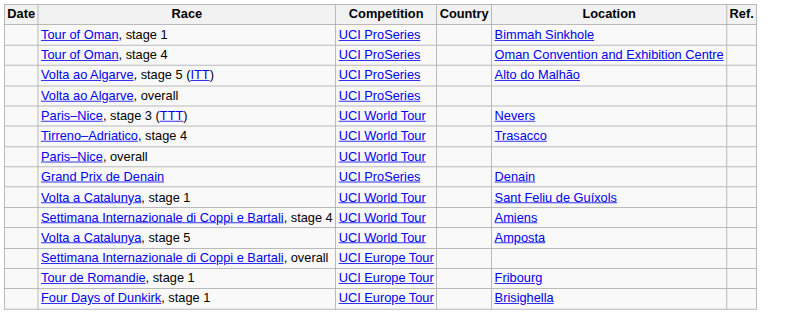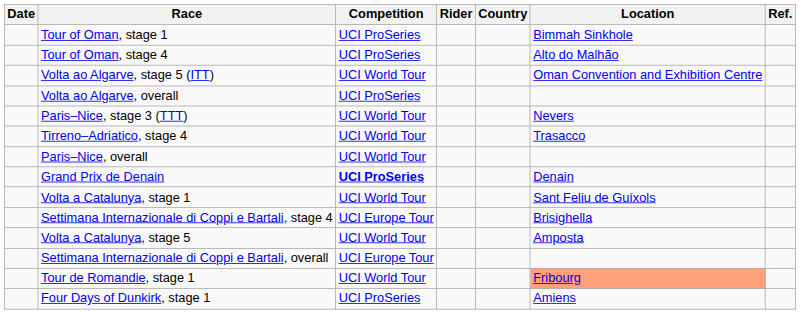+ column: (456, 14)
(609, 55) Oman Convention and Exhibition Centre -> (576, 55) Alto do Malhão
(380, 75) UCI ProSeries -> (382, 75) UCI World Tour
(537, 75) Alto do Malhão -> (648, 75) Oman Convention and Exhibition Centre
(380, 177) normal -> (381, 177) bold
(382, 217) UCI World Tour -> (386, 217) UCI Europe Tour
(516, 217) Amiens -> (563, 217) Brisighella
(386, 278) UCI Europe Tour -> (382, 278) UCI World Tour
(518, 278) no background -> (557, 278) lightsalmon background
(386, 298) UCI Europe Tour -> (380, 298) UCI ProSeries
(524, 298) Brisighella -> (555, 298) Amiens
